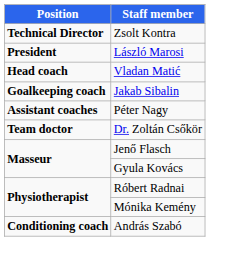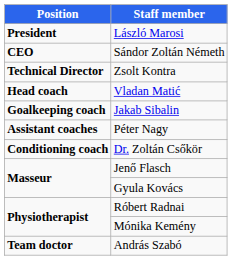rows swapped: (149, 52) <-> (145, 33)
+ row: (169, 52)
(40, 129) Team doctor -> (58, 149) Conditioning coach
(58, 226) Conditioning coach -> (40, 245) Team doctor
